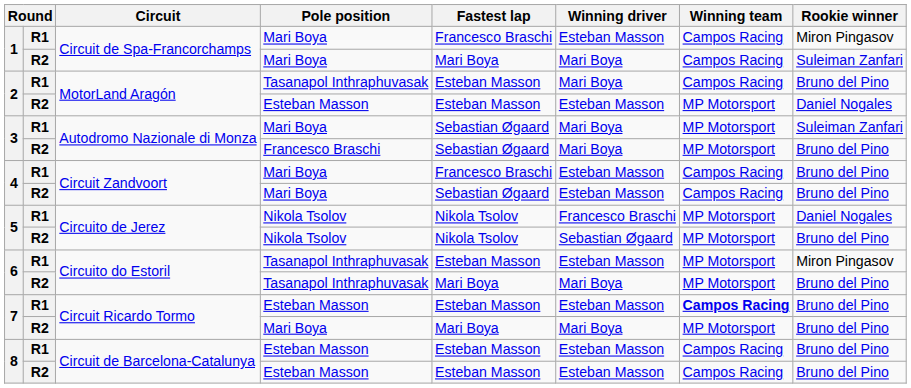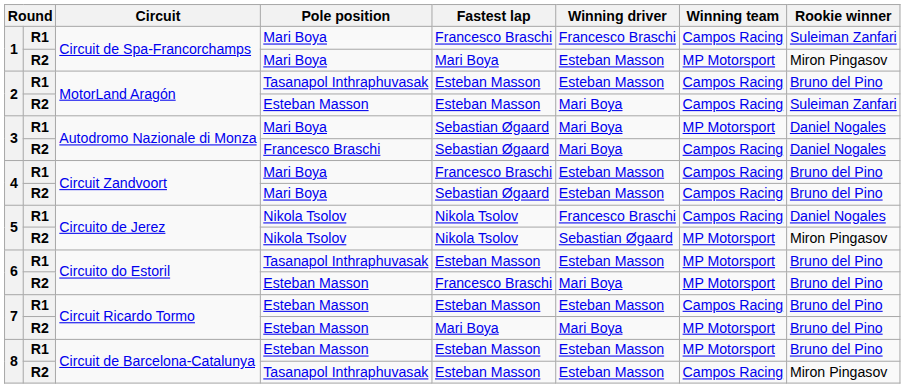(611, 38) Esteban Masson -> (617, 38) Francesco Braschi
(845, 38) Miron Pingasov -> (843, 38) Suleiman Zanfari
(591, 60) Mari Boya -> (611, 60) Esteban Masson
(733, 60) Campos Racing -> (729, 60) MP Motorsport
(850, 60) Suleiman Zanfari -> (839, 60) Miron Pingasov
(591, 82) Mari Boya -> (611, 82) Esteban Masson
(611, 104) Esteban Masson -> (591, 104) Mari Boya
(729, 104) MP Motorsport -> (733, 104) Campos Racing
(844, 104) Daniel Nogales -> (843, 104) Suleiman Zanfari
(850, 127) Suleiman Zanfari -> (838, 127) Daniel Nogales
(729, 149) MP Motorsport -> (733, 149) Campos Racing
(843, 149) Bruno del Pino -> (838, 149) Daniel Nogales
(729, 216) MP Motorsport -> (733, 216) Campos Racing
(843, 238) Bruno del Pino -> (839, 238) Miron Pingasov
(845, 261) Miron Pingasov -> (836, 261) Bruno del Pino
(346, 283) Tasanapol Inthraphuvasak -> (316, 283) Esteban Masson
(467, 283) Mari Boya -> (494, 283) Francesco Braschi
(736, 305) bold -> (733, 305) normal
(295, 327) Mari Boya -> (316, 327) Esteban Masson
(733, 350) Campos Racing -> (729, 350) MP Motorsport
(316, 372) Esteban Masson -> (346, 372) Tasanapol Inthraphuvasak
(843, 372) Bruno del Pino -> (839, 372) Miron Pingasov
